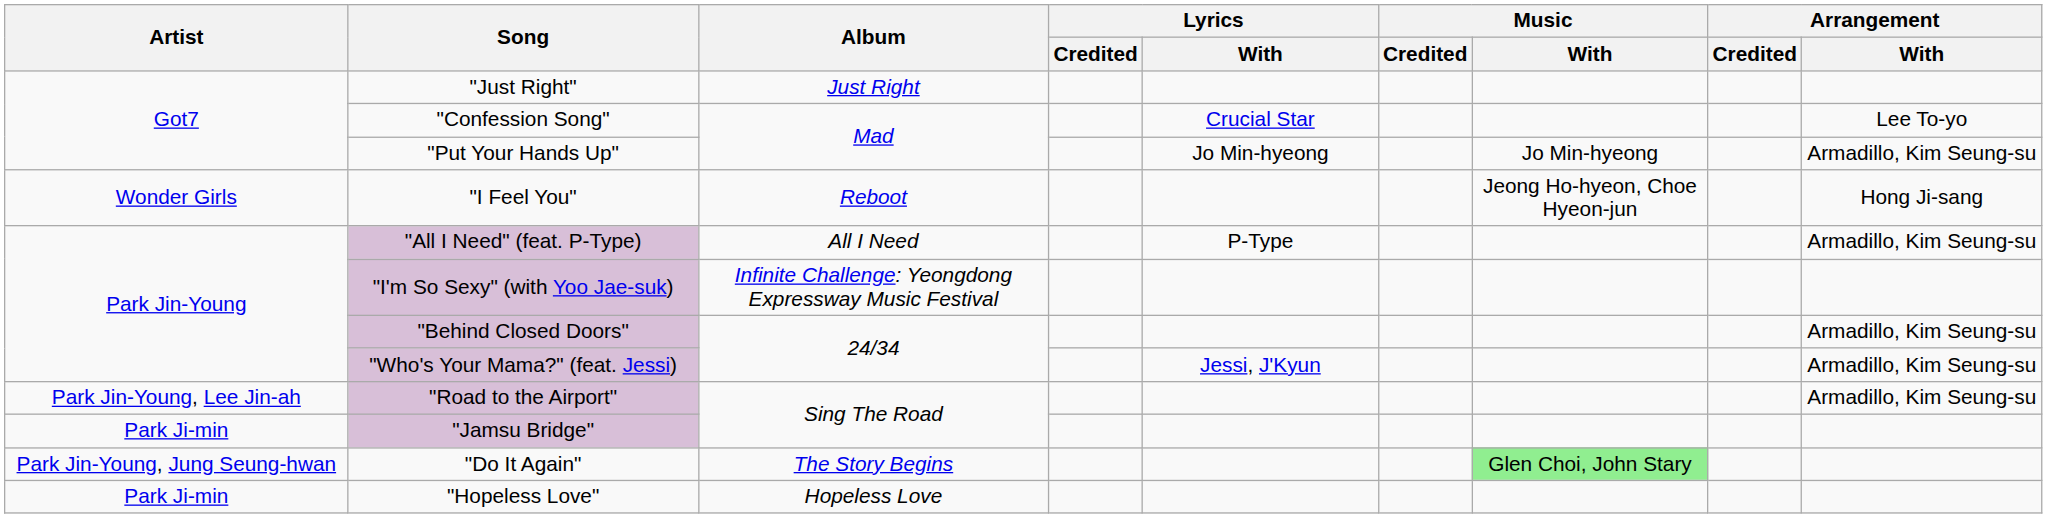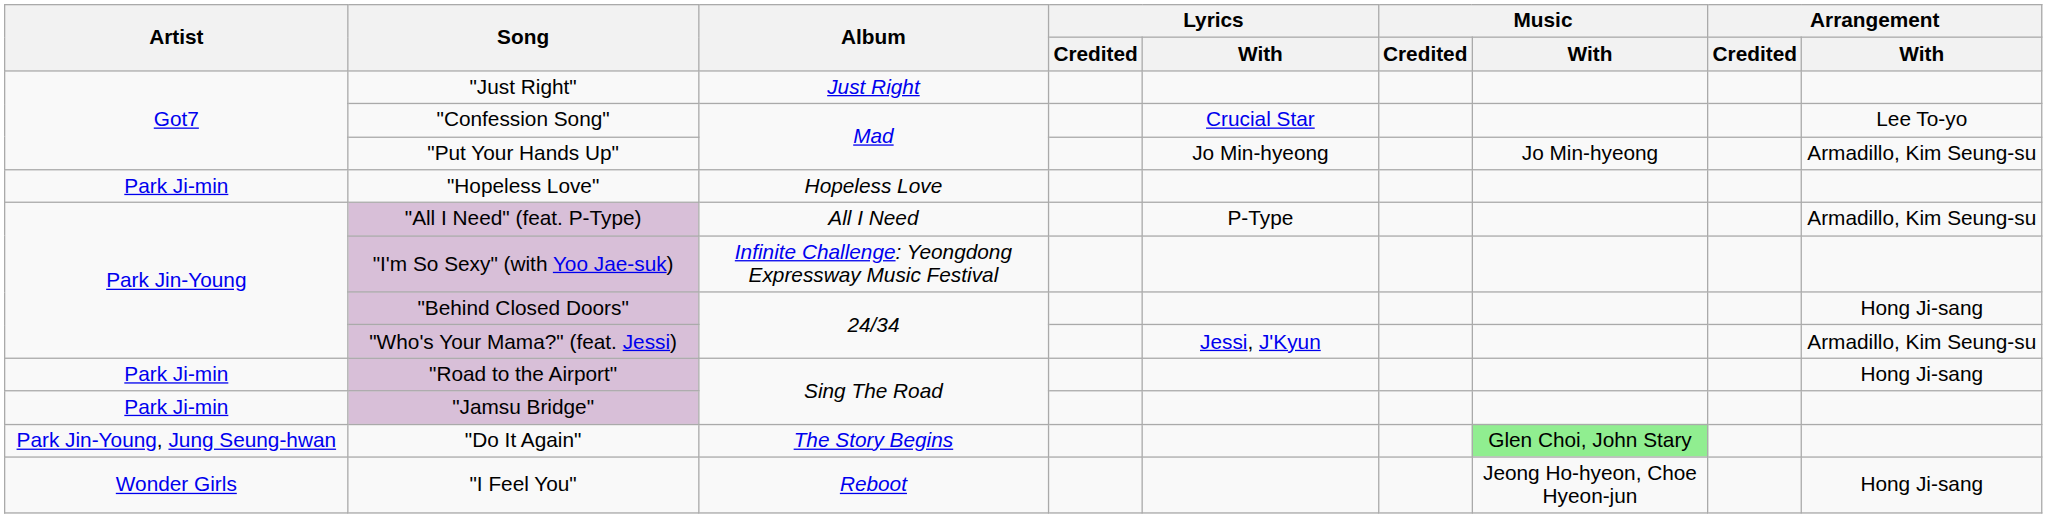rows swapped: (523, 496) <-> (523, 197)
(1922, 331) Armadillo, Kim Seung-su -> (1922, 308) Hong Ji-sang
(176, 397) Park Jin-Young, Lee Jin-ah -> (176, 374) Park Ji-min
(1922, 397) Armadillo, Kim Seung-su -> (1922, 374) Hong Ji-sang
